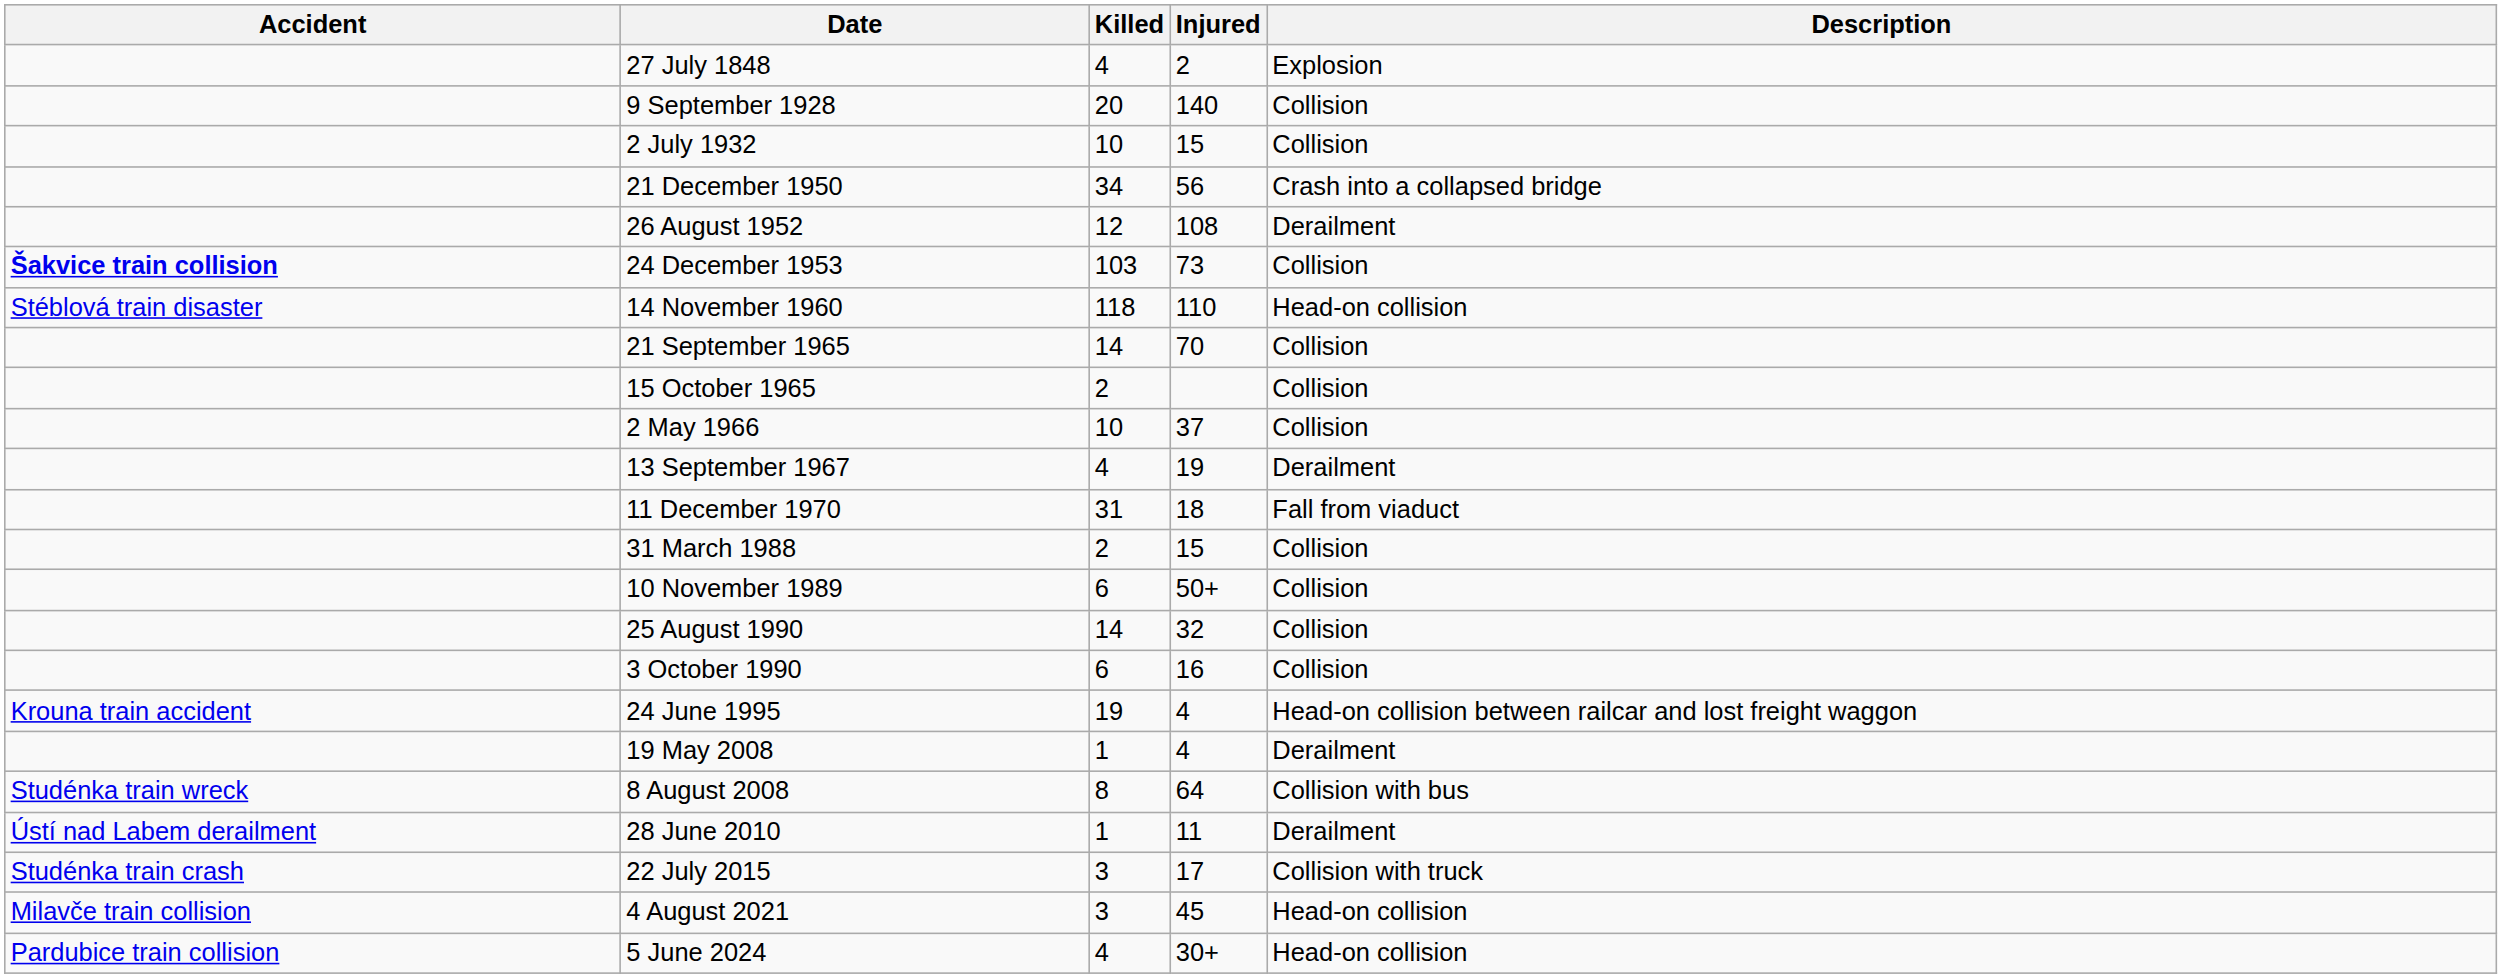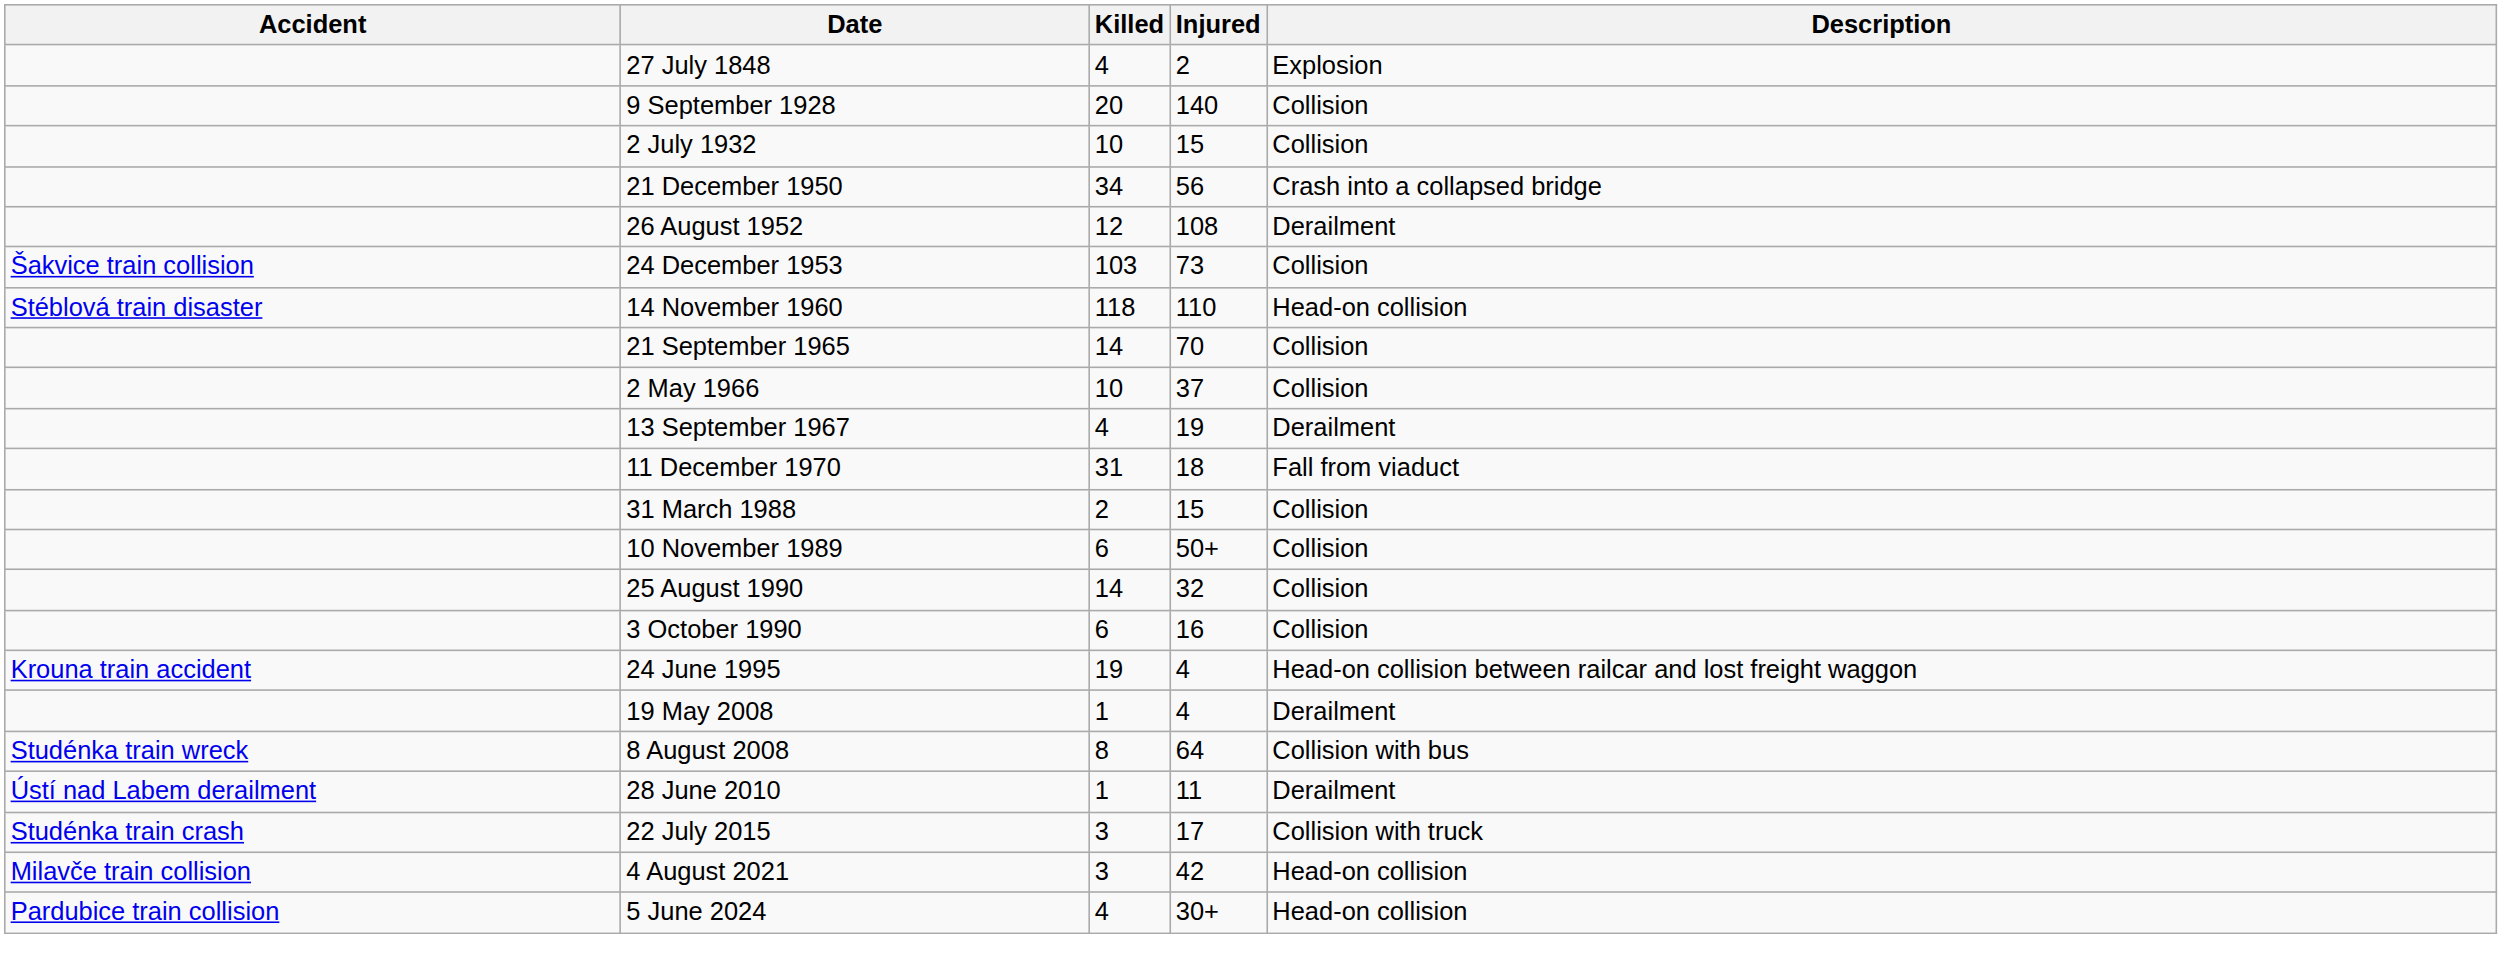(144, 266) bold -> (132, 266) normal
- row: (721, 387)
(1190, 912) 45 -> (1190, 871) 42
